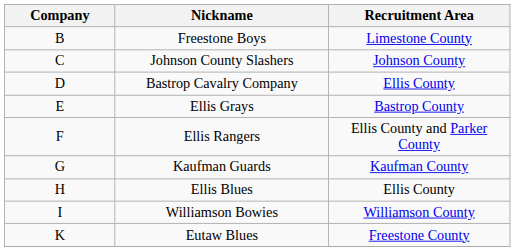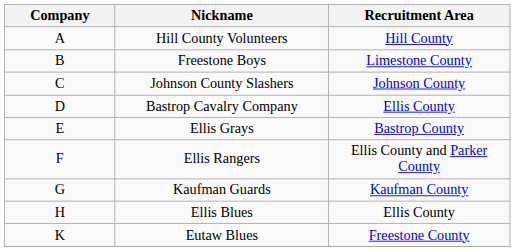+ row: (222, 38)
- row: (222, 212)
